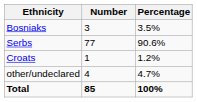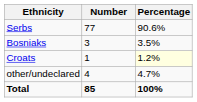rows swapped: (19, 43) <-> (26, 27)
(149, 58) no background -> (149, 58) lightyellow background
